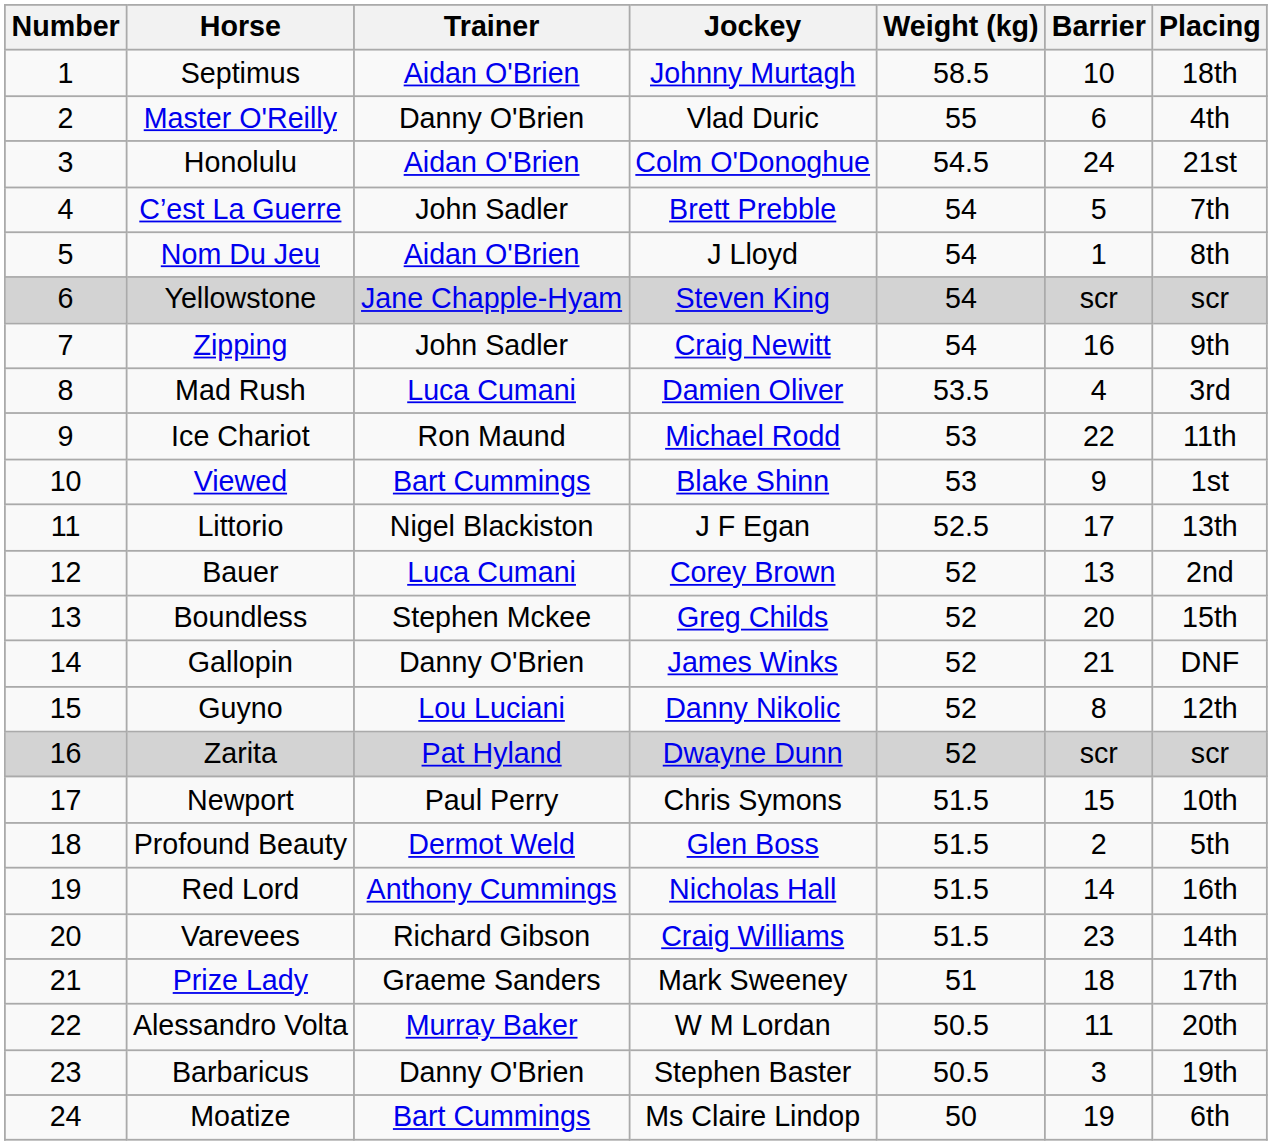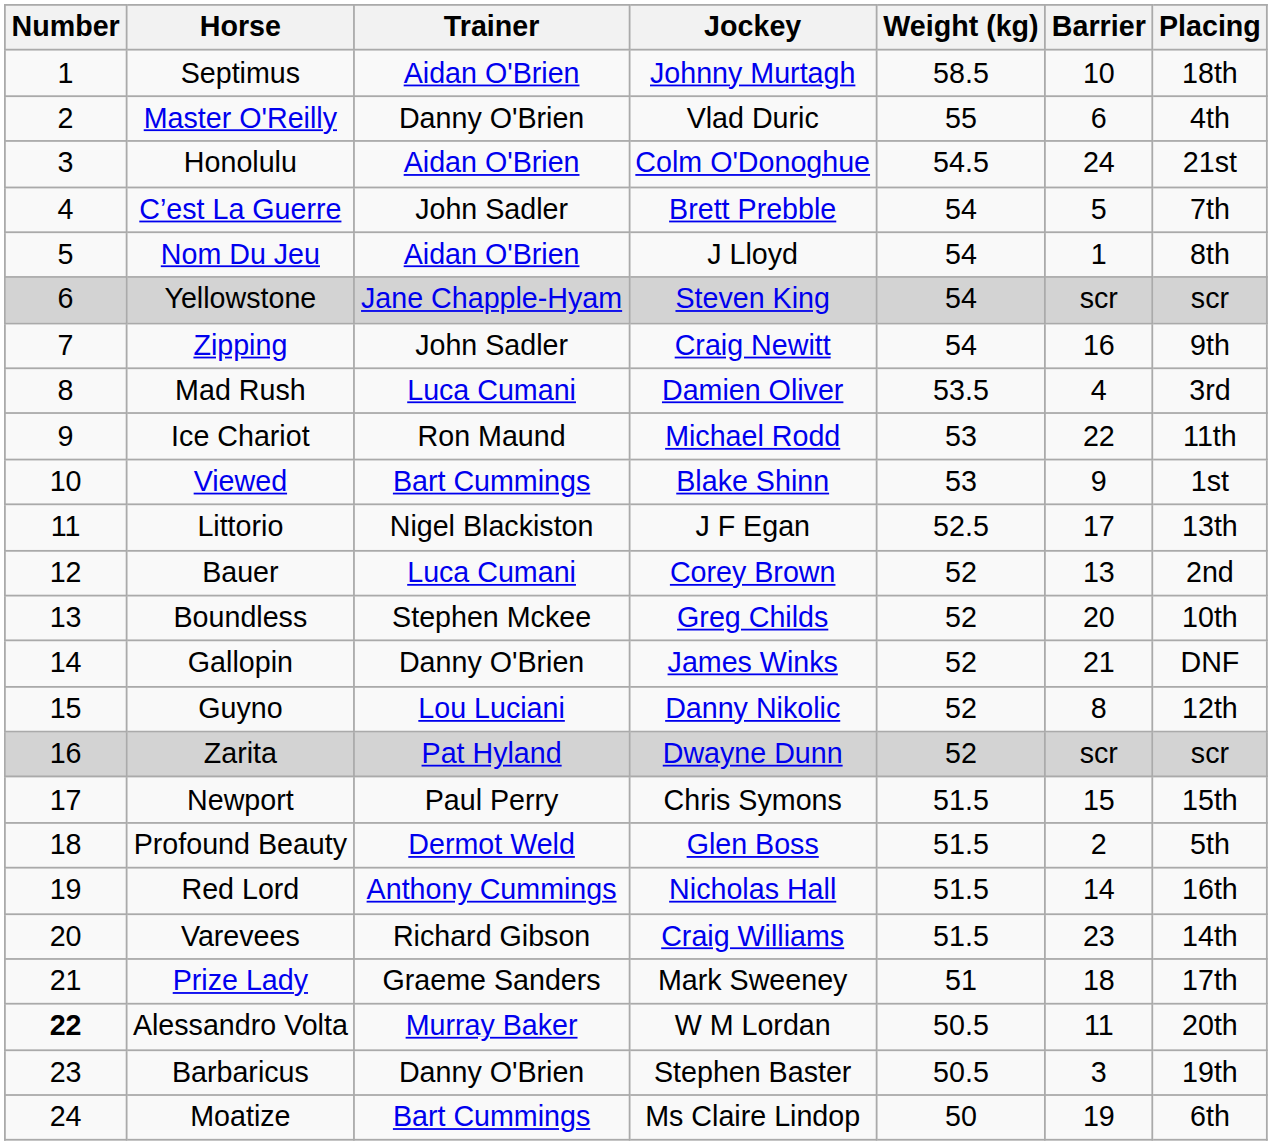(1210, 617) 15th -> (1210, 617) 10th
(1210, 799) 10th -> (1210, 799) 15th
(66, 1026) normal -> (66, 1026) bold
